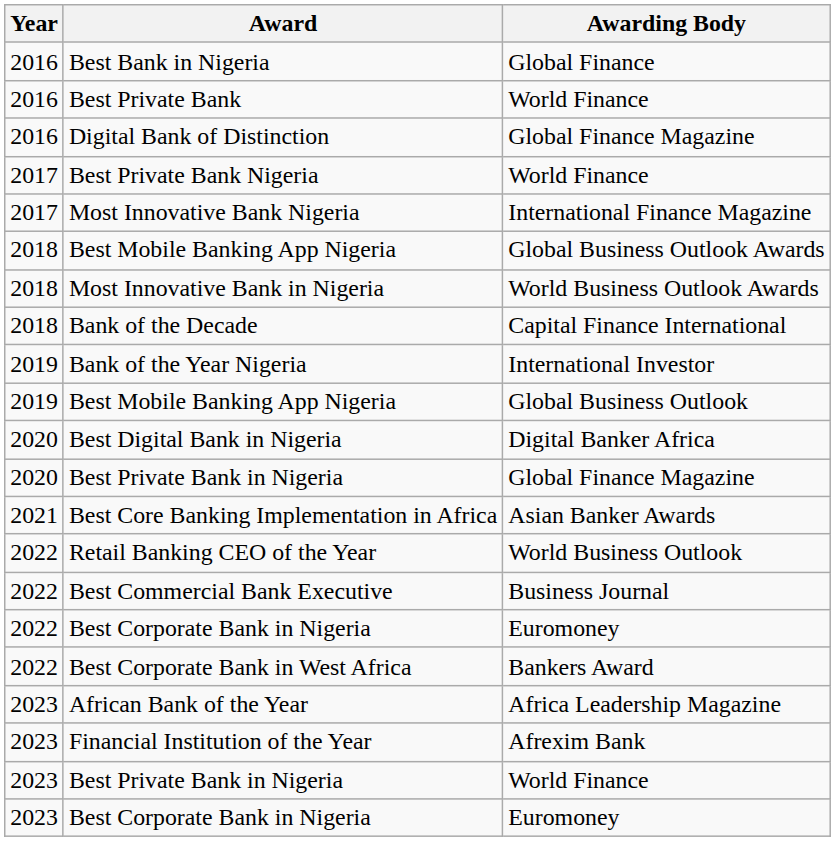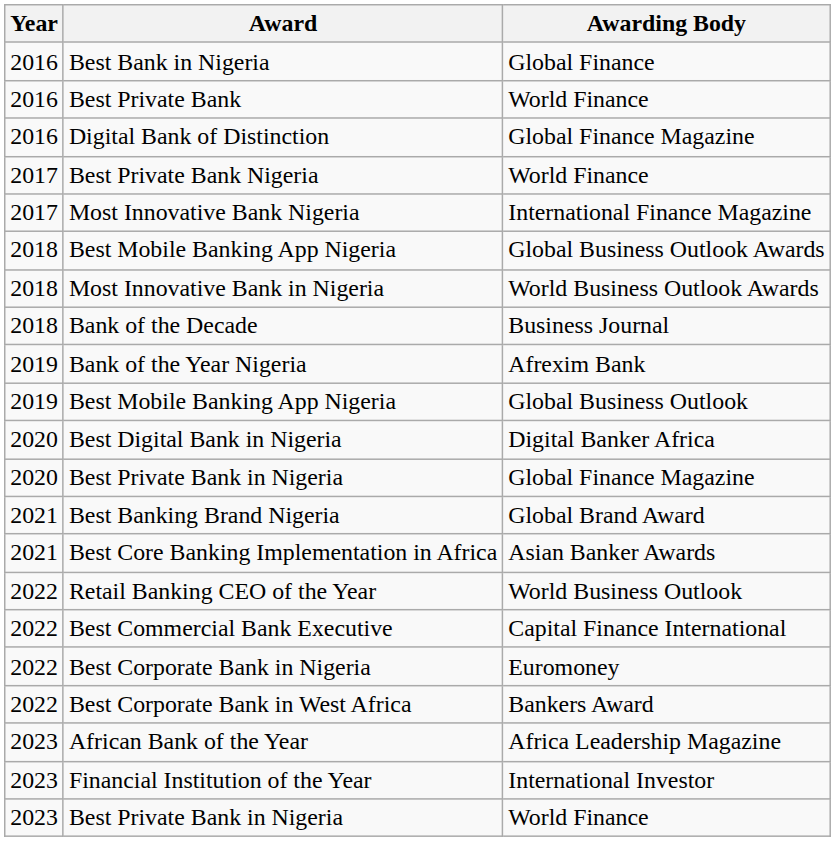(647, 325) Capital Finance International -> (589, 325) Business Journal
(611, 363) International Investor -> (577, 363) Afrexim Bank
+ row: (34, 514)
(589, 590) Business Journal -> (647, 628) Capital Finance International
(577, 741) Afrexim Bank -> (611, 779) International Investor
- row: (34, 817)
